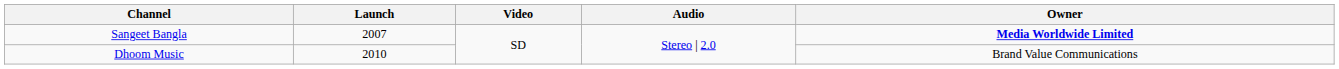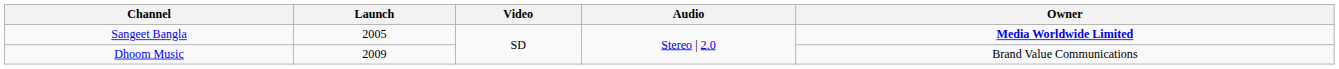(374, 34) 2007 -> (374, 34) 2005
(374, 54) 2010 -> (374, 54) 2009
